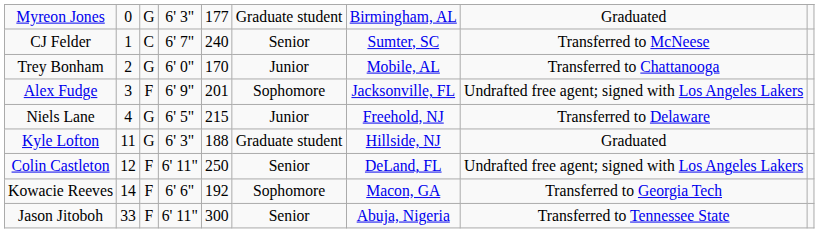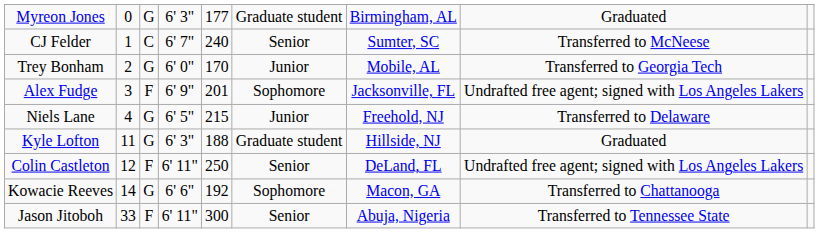(634, 66) Transferred to Chattanooga -> (634, 66) Transferred to Georgia Tech
(149, 191) F -> (149, 191) G
(634, 191) Transferred to Georgia Tech -> (634, 191) Transferred to Chattanooga
